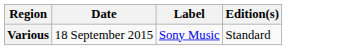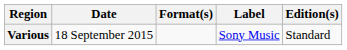+ column: (186, 14)
